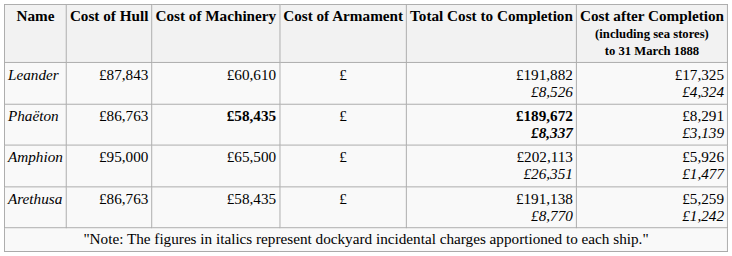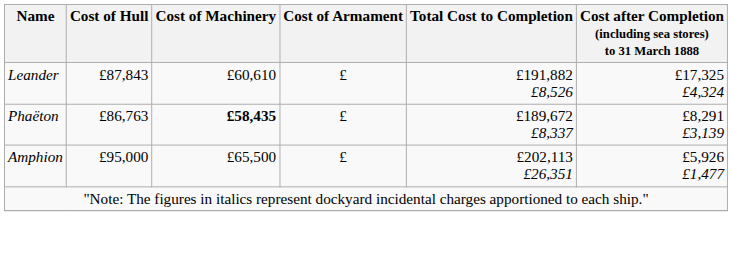(544, 124) bold -> (544, 124) normal
- row: (35, 198)
